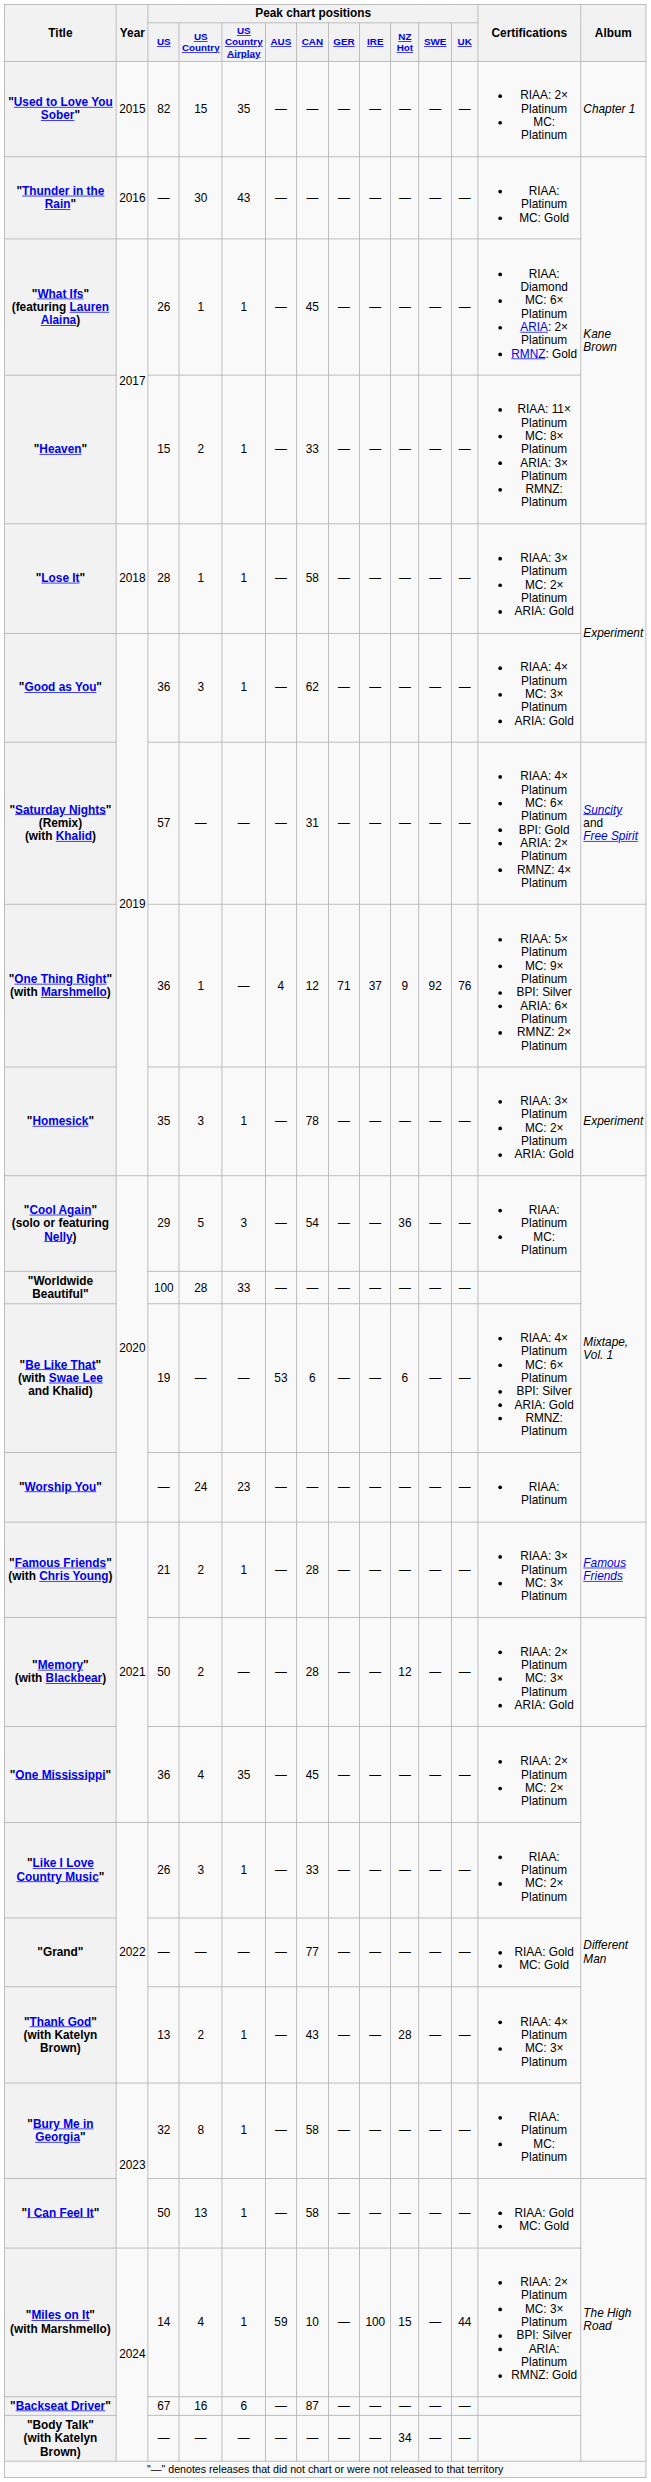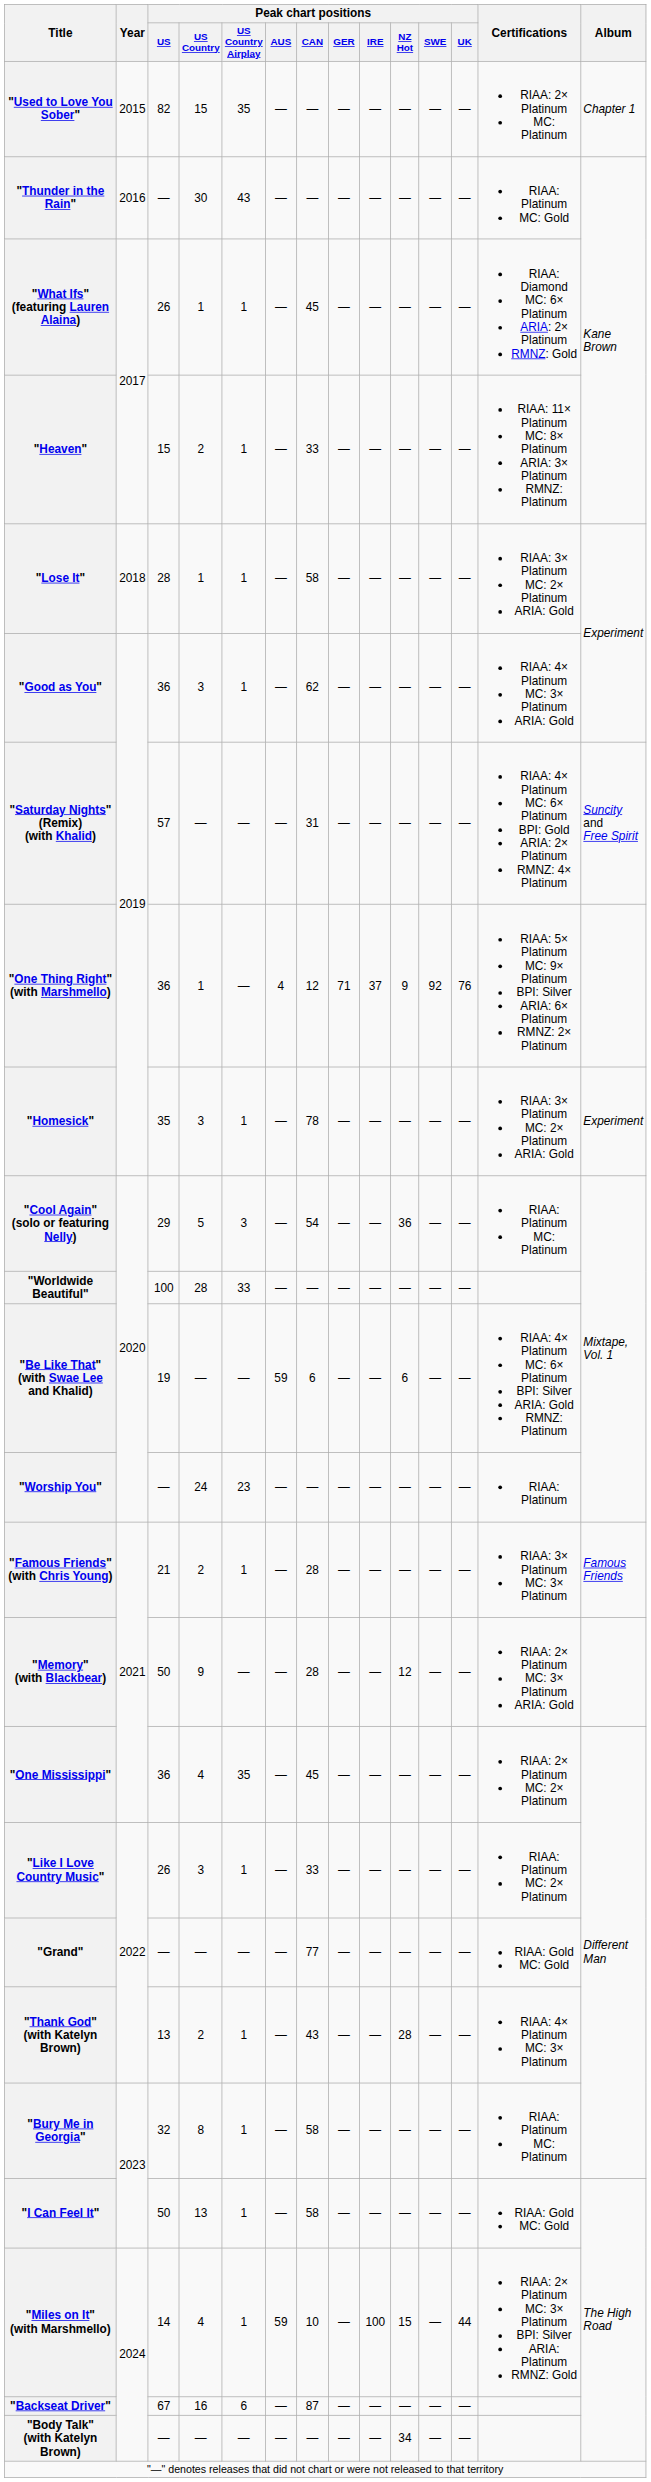(281, 1378) 53 -> (281, 1378) 59
(201, 1672) 2 -> (201, 1672) 9
